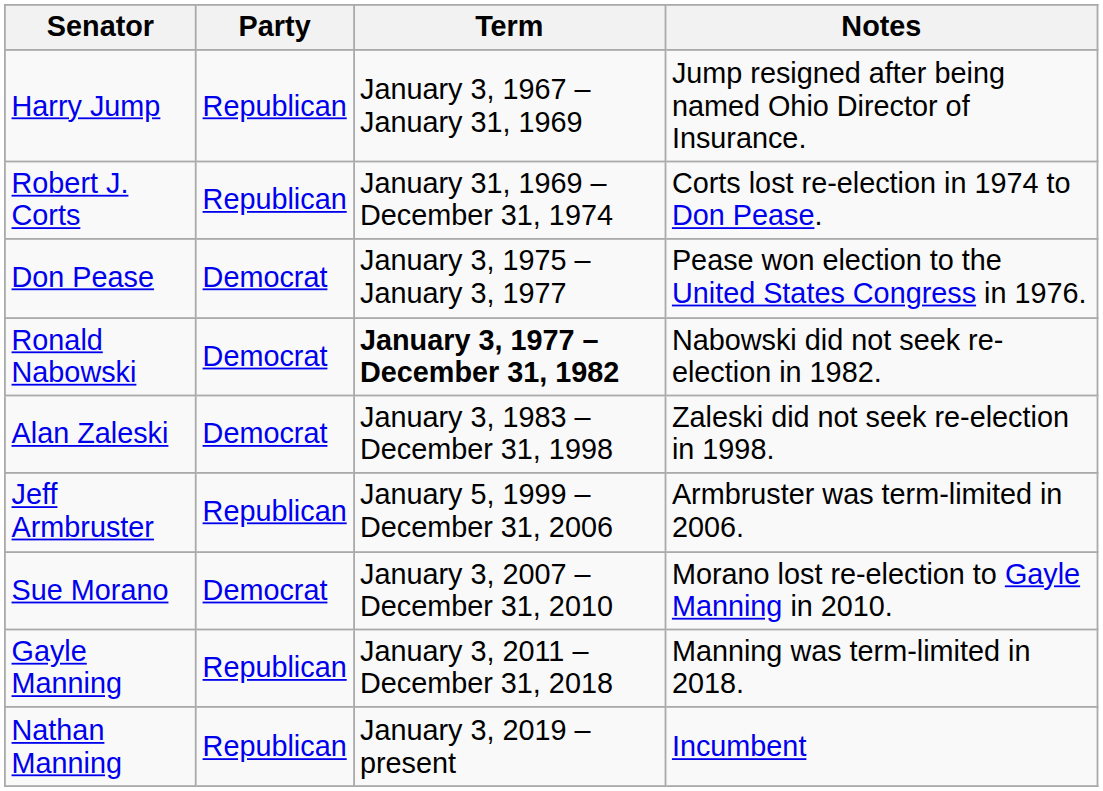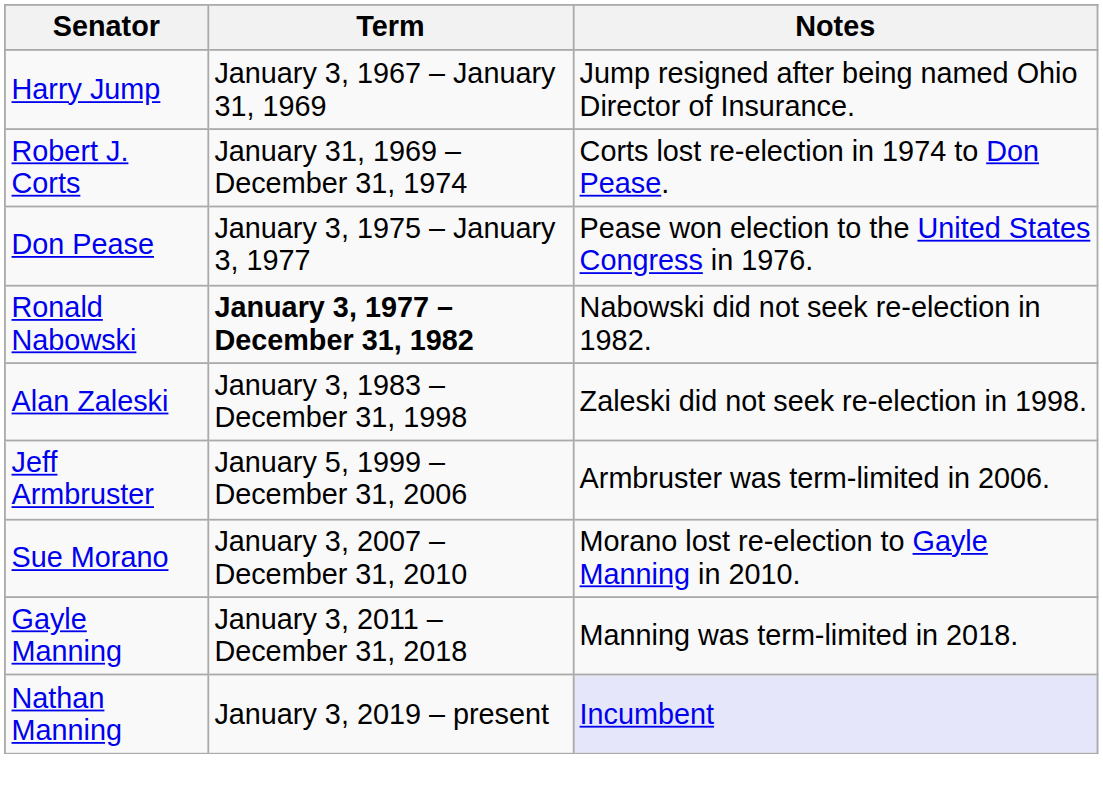- column: (275, 27)
(739, 746) no background -> (647, 713) lavender background
